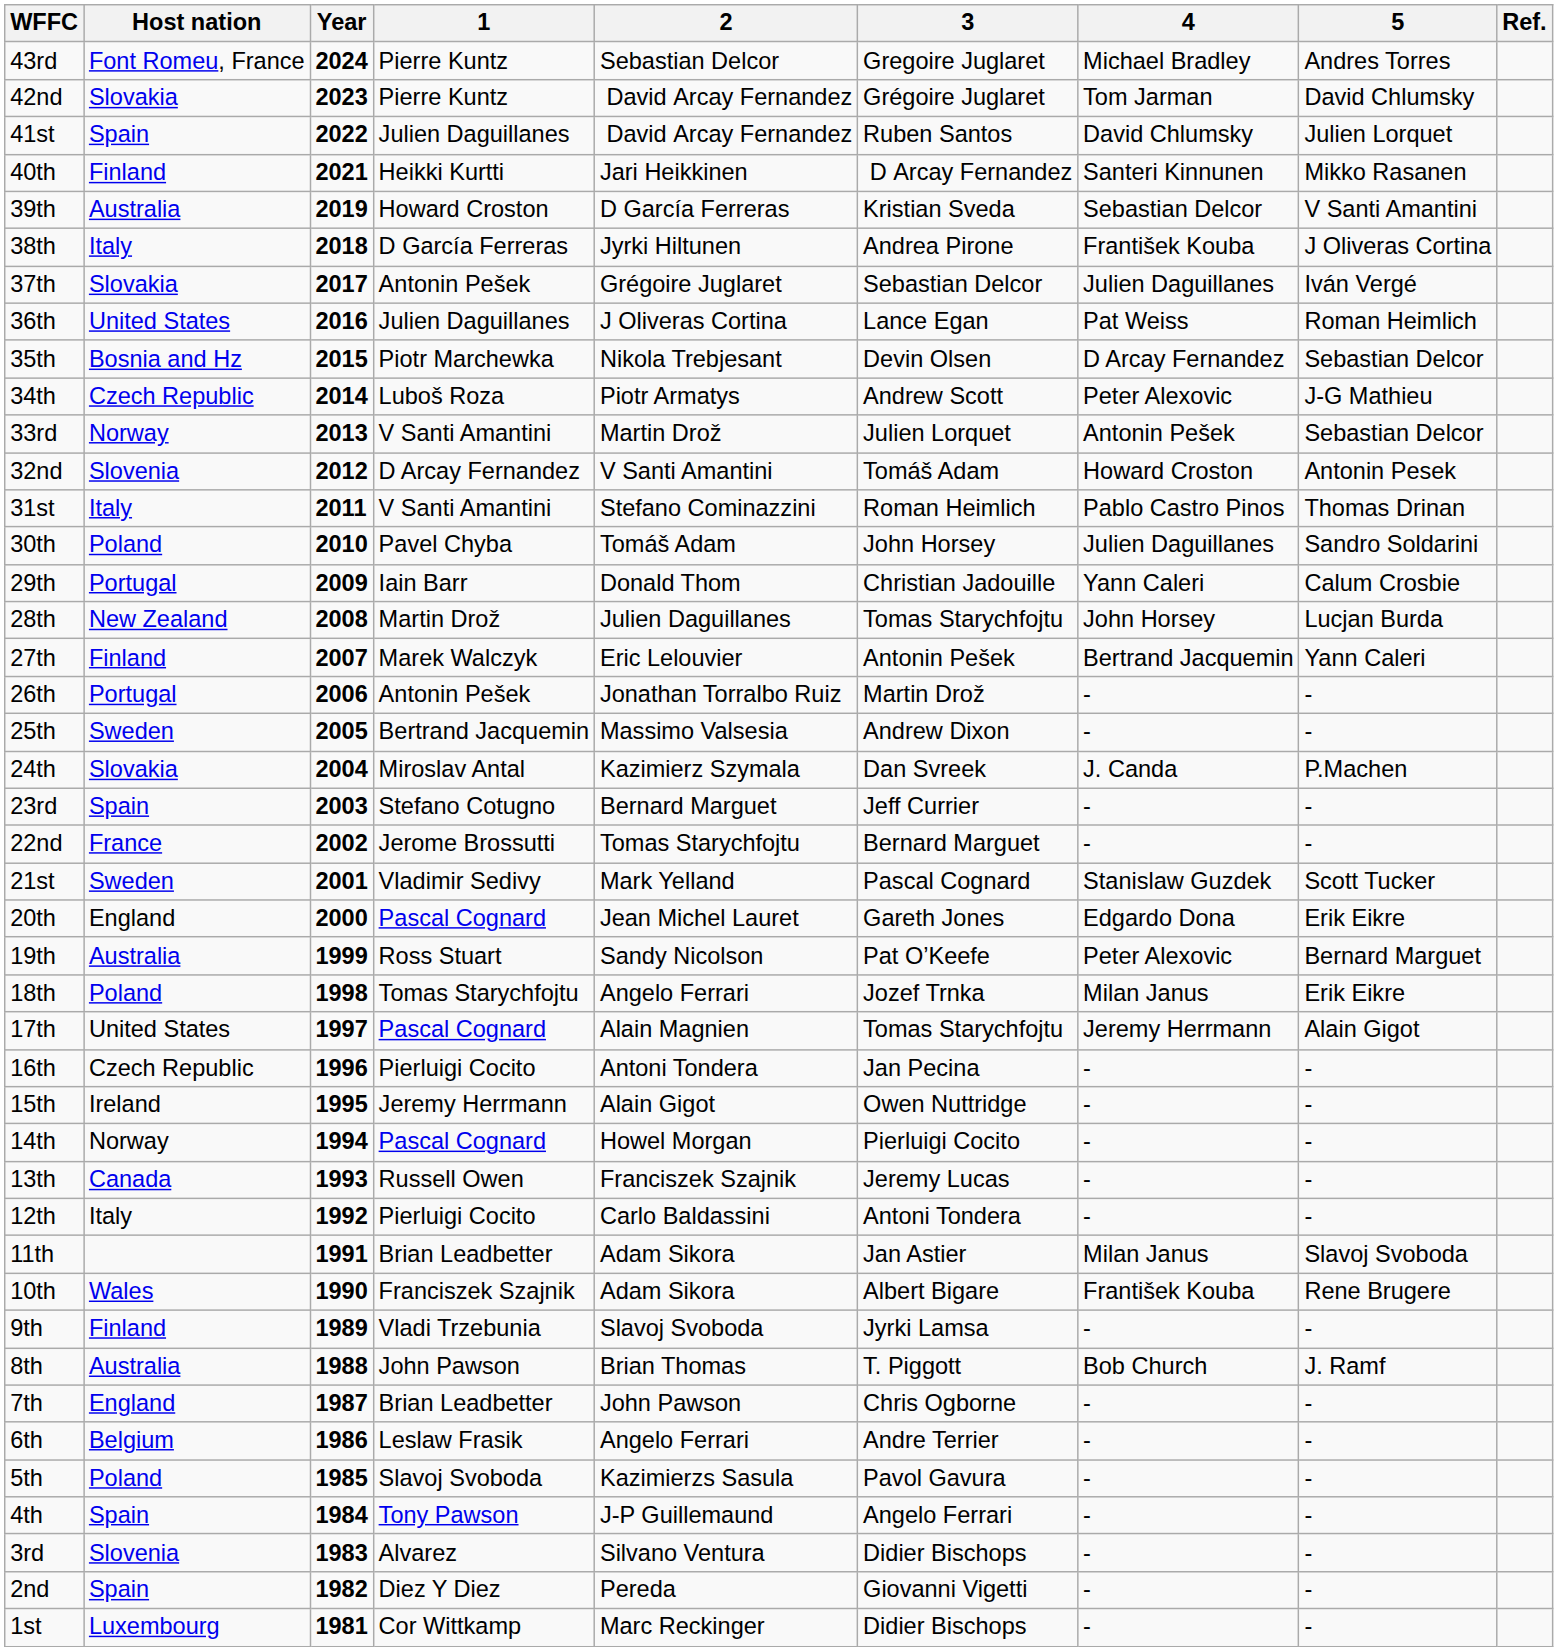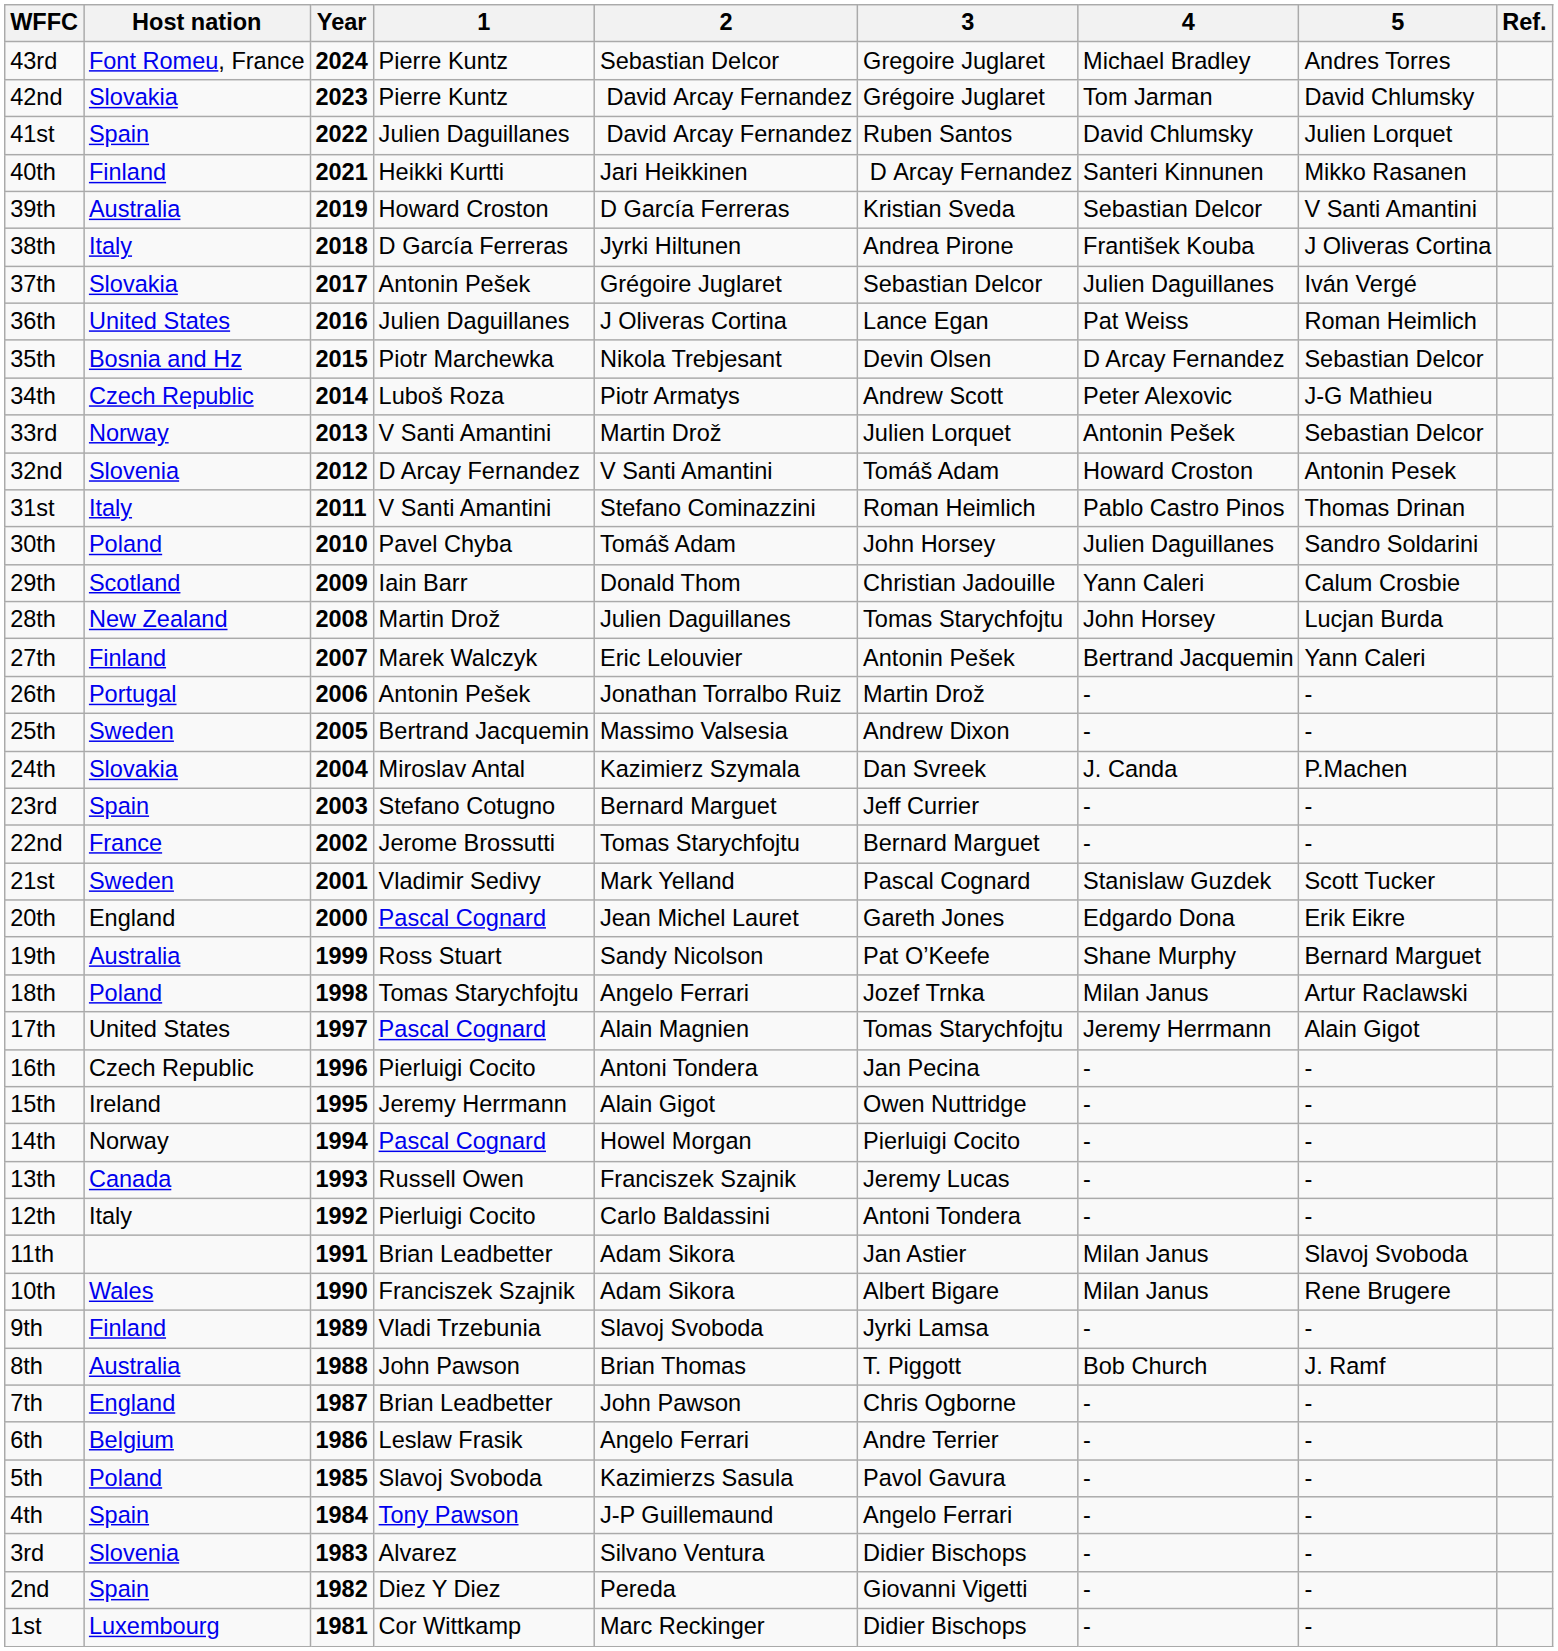(133, 582) Portugal -> (135, 582) Scotland
(1158, 955) Peter Alexovic -> (1160, 955) Shane Murphy
(1355, 992) Erik Eikre -> (1386, 992) Artur Raclawski
(1169, 1291) František Kouba -> (1146, 1291) Milan Janus
